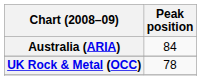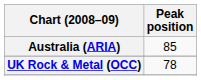(170, 46) 84 -> (170, 46) 85
